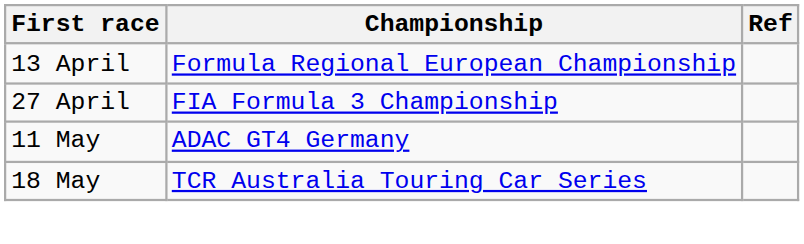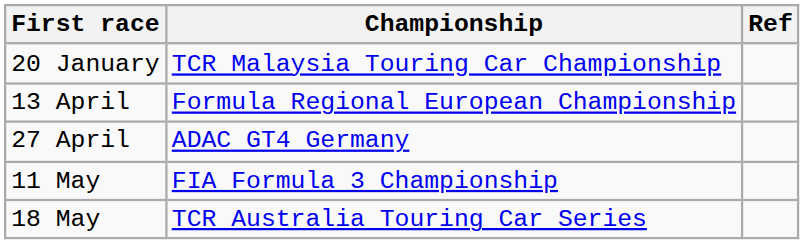+ row: (85, 64)
(365, 103) FIA Formula 3 Championship -> (291, 142) ADAC GT4 Germany
(291, 142) ADAC GT4 Germany -> (365, 181) FIA Formula 3 Championship
